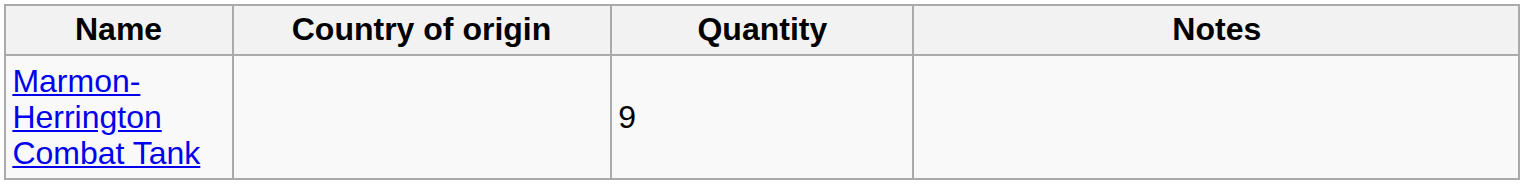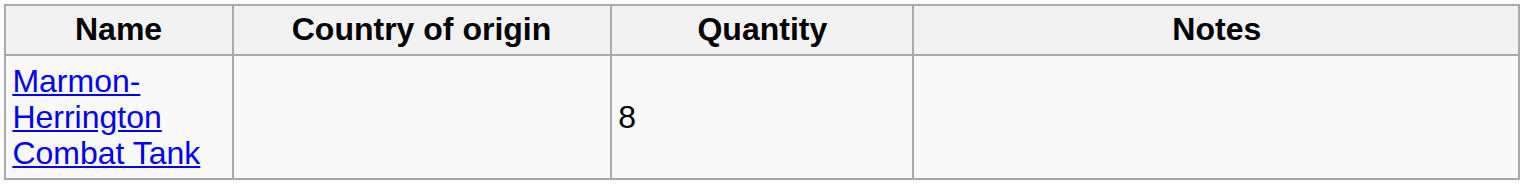(627, 116) 9 -> (627, 116) 8
